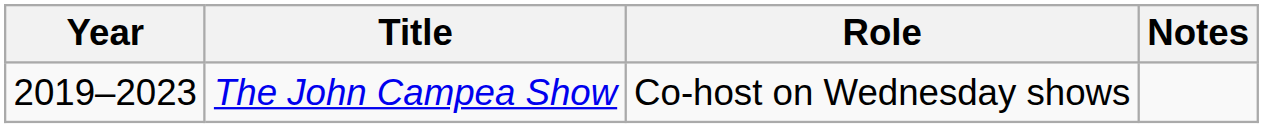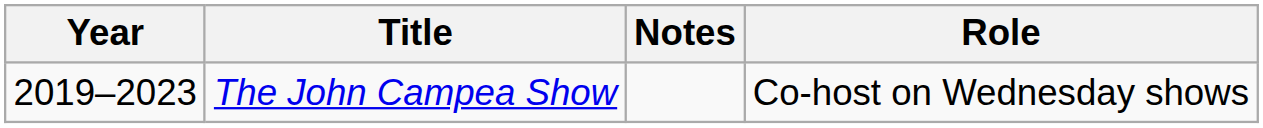columns swapped: (882, 33) <-> (1198, 33)
